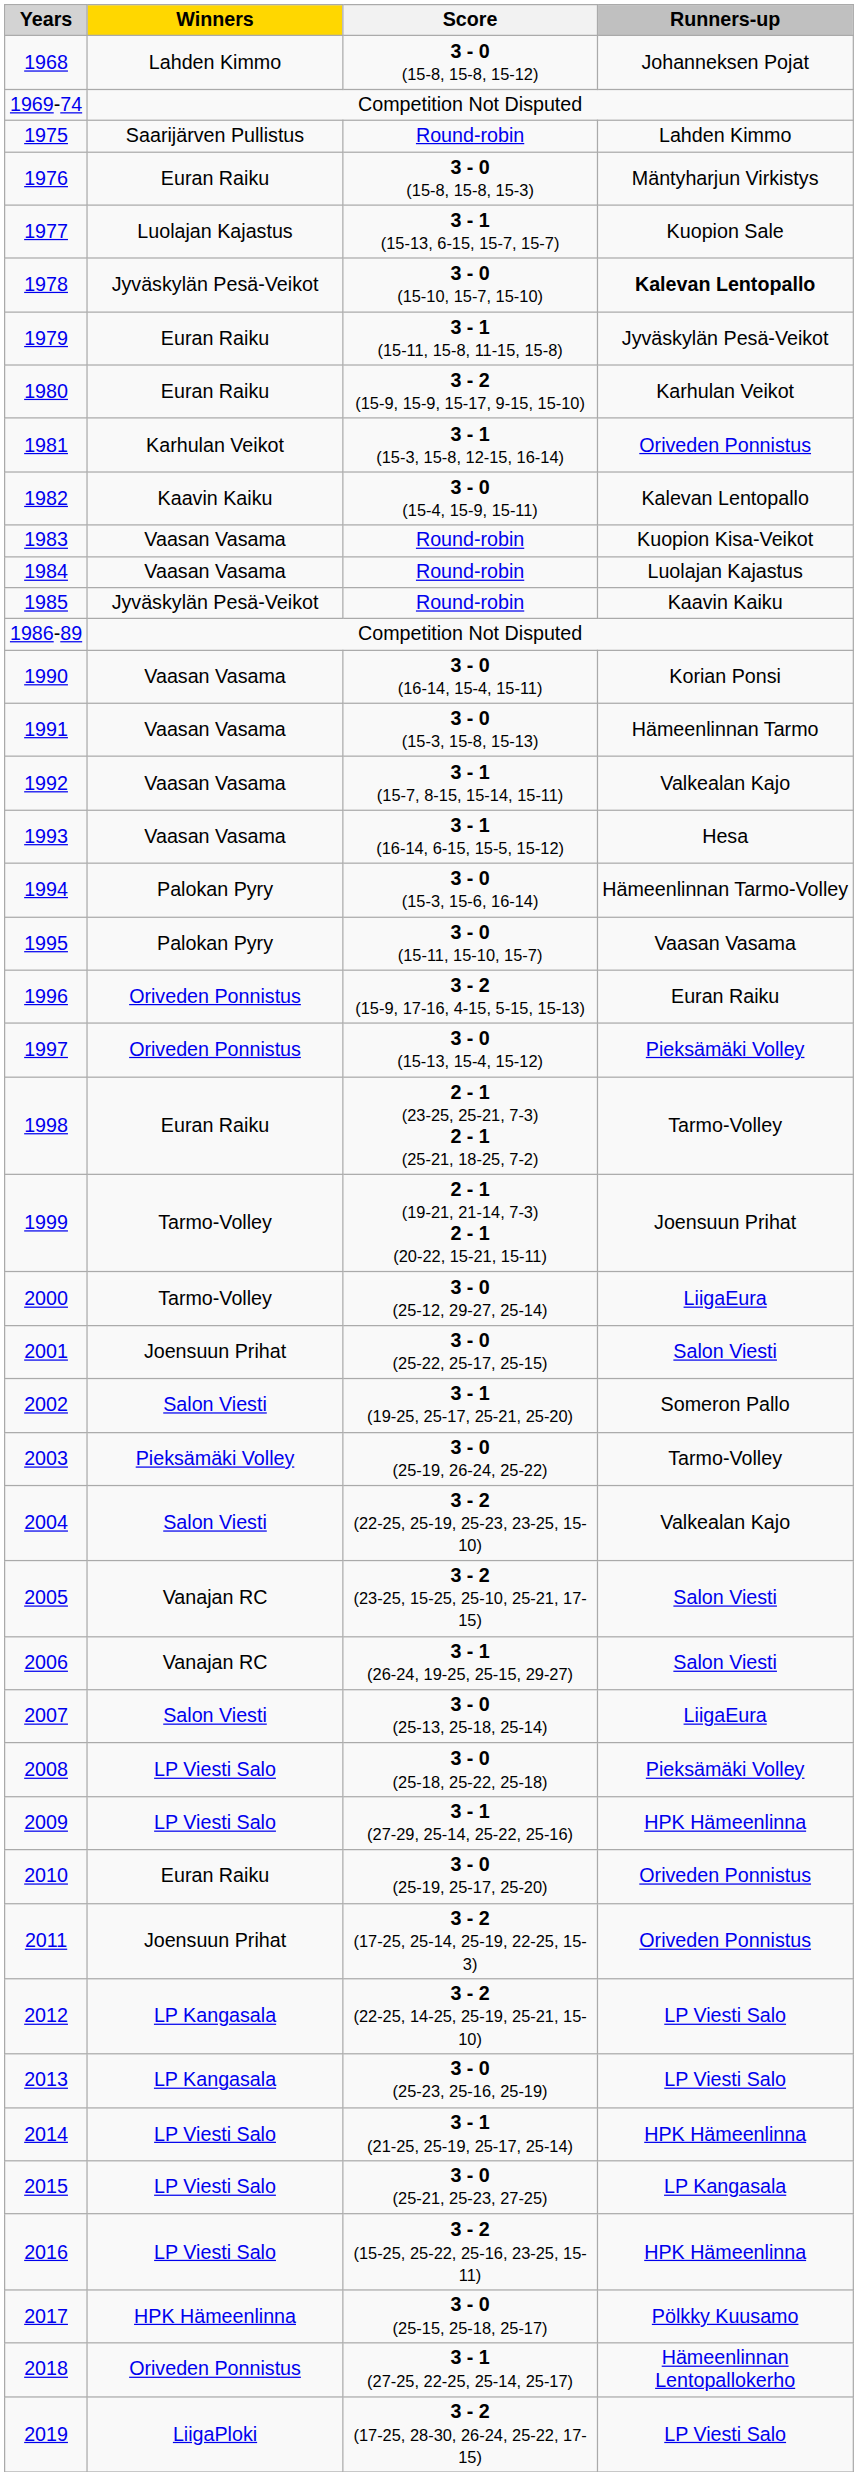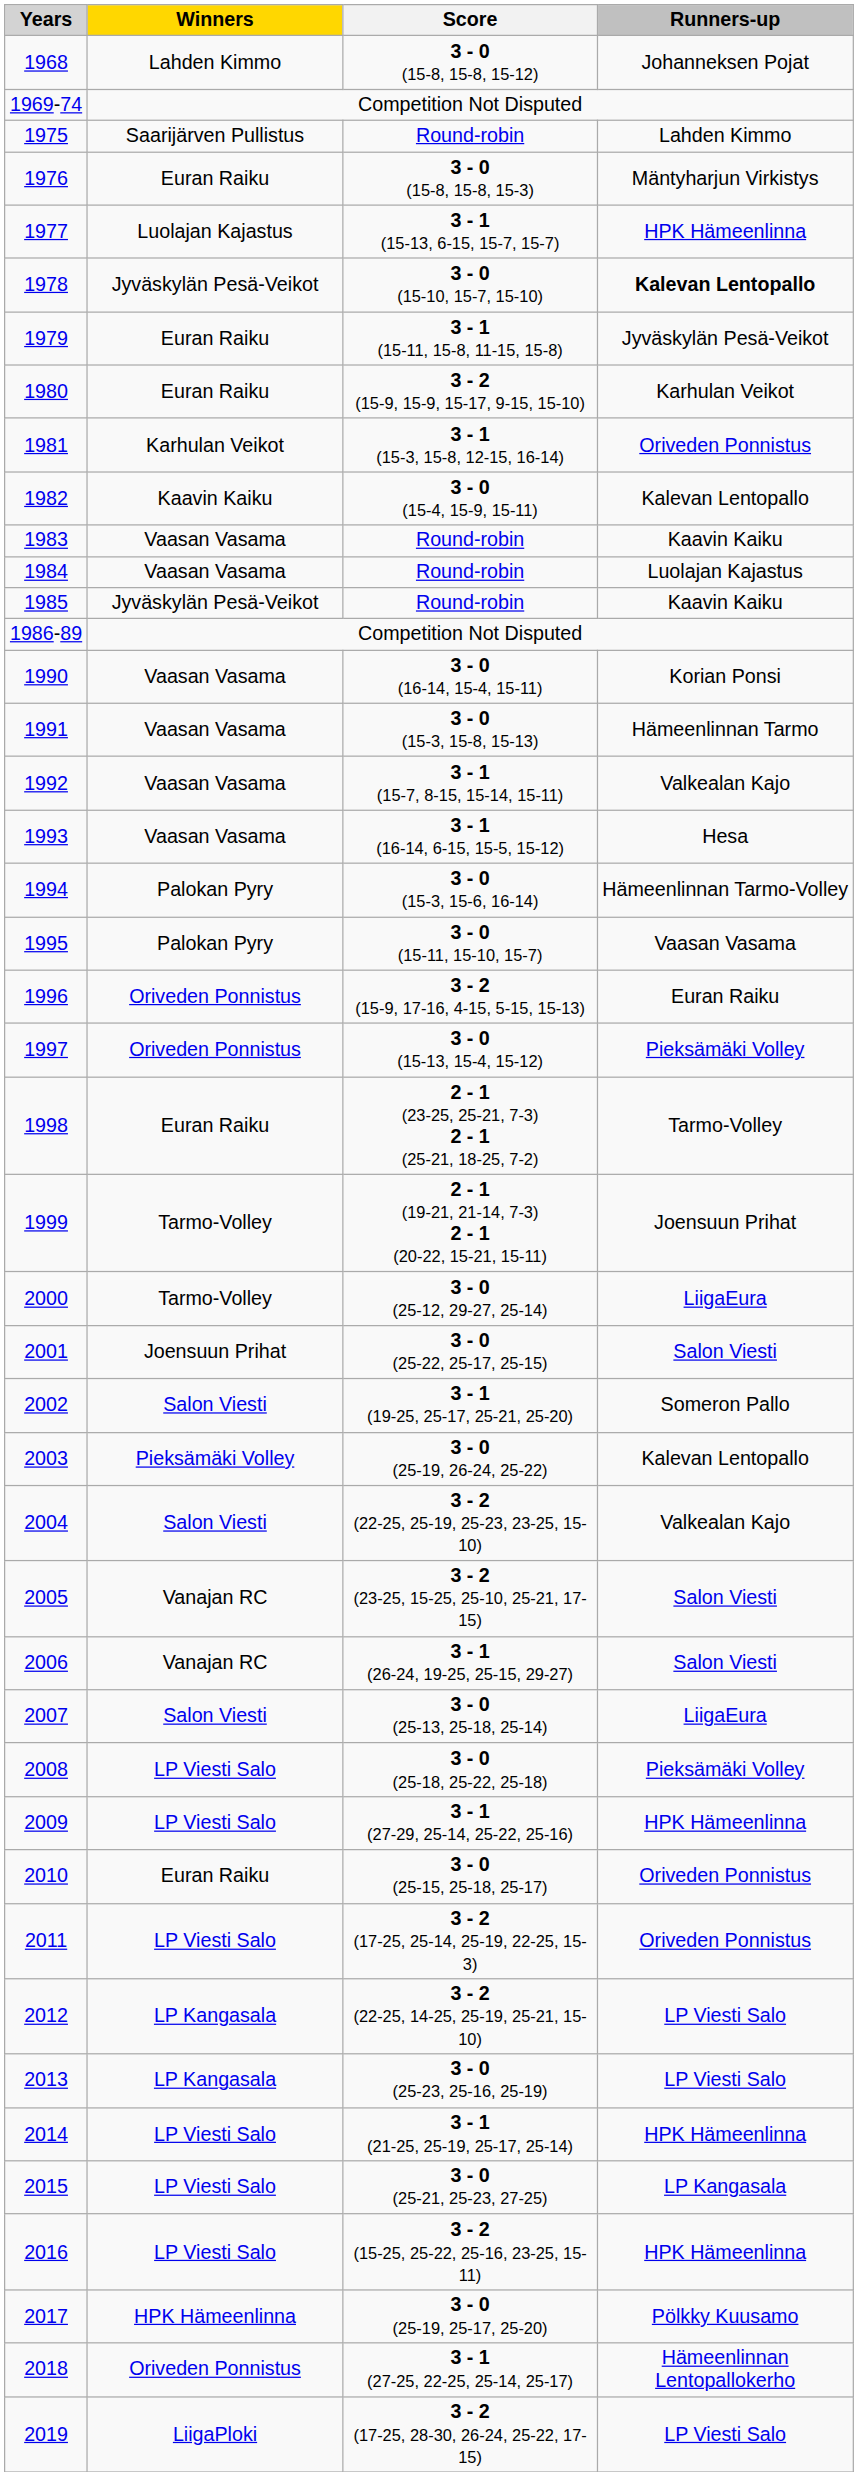(725, 231) Kuopion Sale -> (725, 231) HPK Hämeenlinna
(725, 540) Kuopion Kisa-Veikot -> (725, 540) Kaavin Kaiku
(725, 1458) Tarmo-Volley -> (725, 1458) Kalevan Lentopallo
(470, 1876) 3 - 0 (25-19, 25-17, 25-20) -> (470, 1876) 3 - 0 (25-15, 25-18, 25-17)
(215, 1940) Joensuun Prihat -> (215, 1940) LP Viesti Salo
(470, 2316) 3 - 0 (25-15, 25-18, 25-17) -> (470, 2316) 3 - 0 (25-19, 25-17, 25-20)
